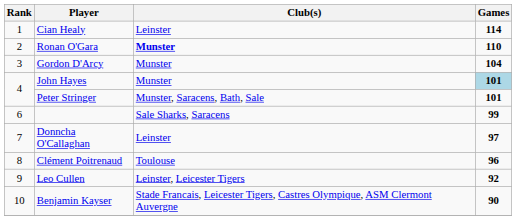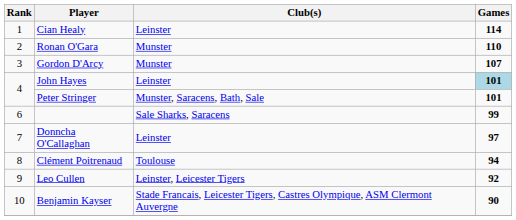(155, 47) bold -> (154, 47) normal
(494, 64) 104 -> (494, 64) 107
(154, 81) Munster -> (153, 81) Leinster
(494, 161) 96 -> (494, 161) 94
